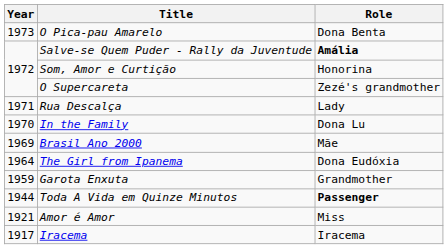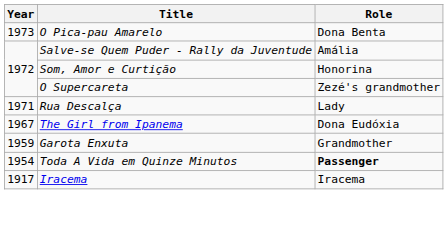(338, 51) bold -> (338, 51) normal
- row: (84, 124)
- row: (91, 143)
(21, 161) 1964 -> (21, 124) 1967
(21, 198) 1944 -> (21, 161) 1954
- row: (77, 216)
